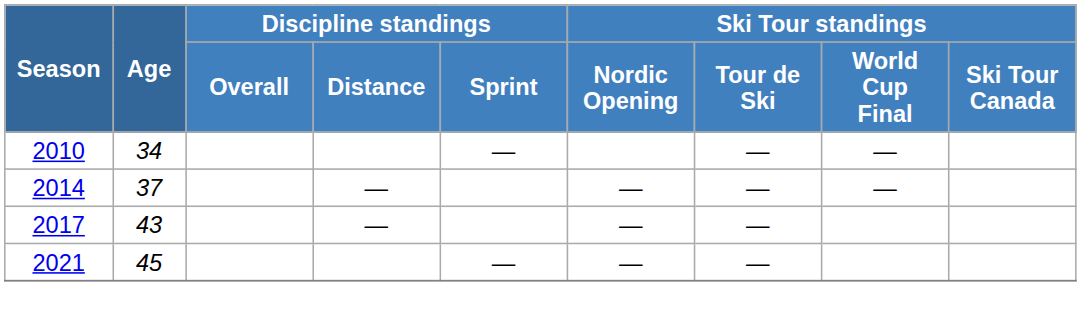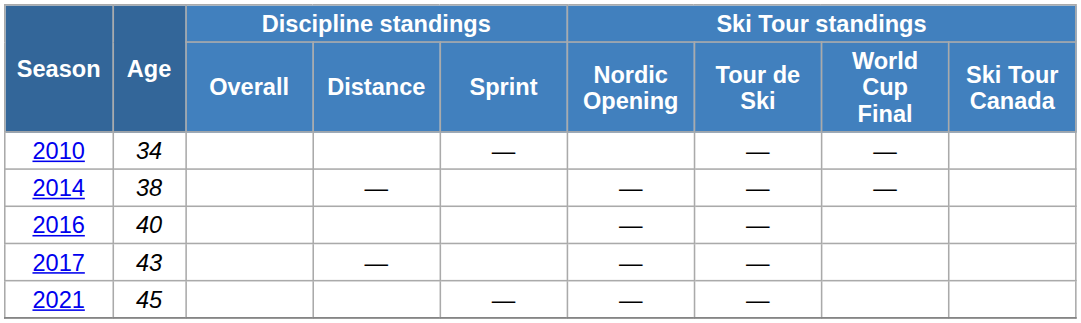(149, 188) 37 -> (149, 188) 38
+ row: (59, 225)
